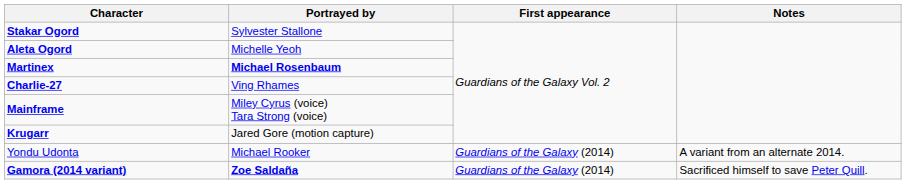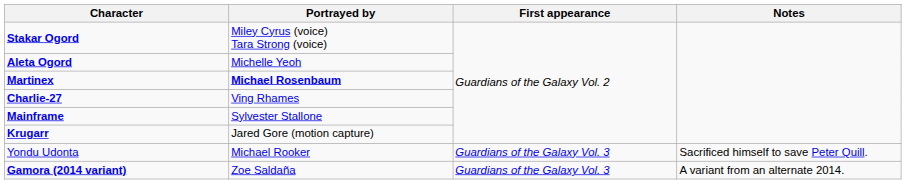(277, 31) Sylvester Stallone -> (279, 37) Miley Cyrus (voice) Tara Strong (voice)
(279, 109) Miley Cyrus (voice) Tara Strong (voice) -> (277, 116) Sylvester Stallone
(535, 152) Guardians of the Galaxy (2014) -> (532, 152) Guardians of the Galaxy Vol. 3
(762, 152) A variant from an alternate 2014. -> (774, 152) Sacrificed himself to save Peter Quill.
(265, 170) bold -> (263, 170) normal
(535, 170) Guardians of the Galaxy (2014) -> (532, 170) Guardians of the Galaxy Vol. 3
(774, 170) Sacrificed himself to save Peter Quill. -> (762, 170) A variant from an alternate 2014.
